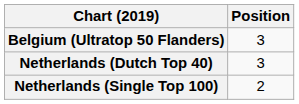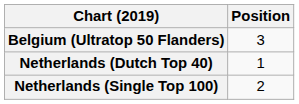(261, 63) 3 -> (261, 63) 1
